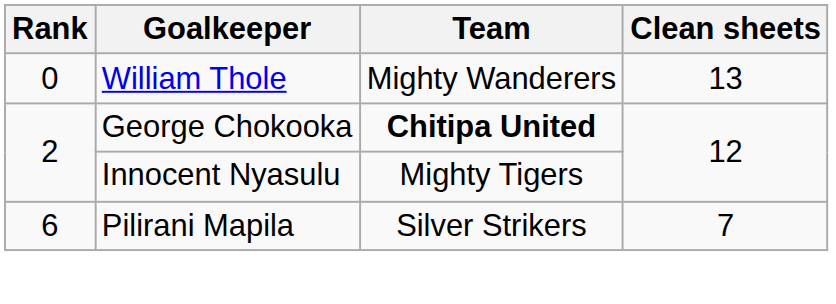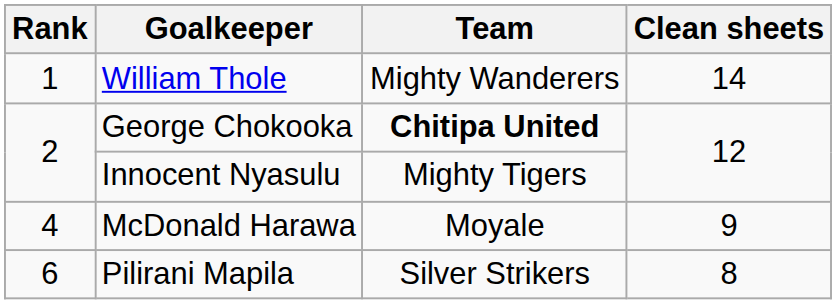(50, 77) 0 -> (50, 77) 1
(726, 77) 13 -> (729, 77) 14
+ row: (229, 224)
(726, 224) 7 -> (729, 273) 8
